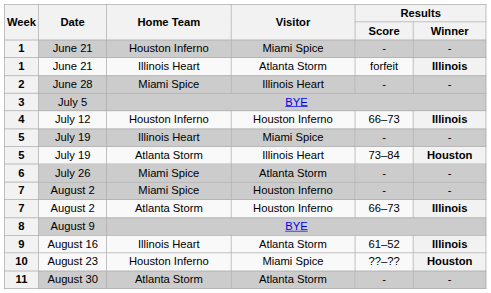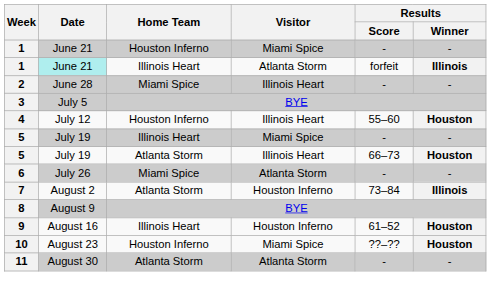(73, 66) no background -> (73, 66) paleturquoise background
(293, 119) Houston Inferno -> (293, 119) Illinois Heart
(384, 119) 66–73 -> (384, 119) 55–60
(450, 119) Illinois -> (450, 119) Houston
(384, 155) 73–84 -> (384, 155) 66–73
- row: (21, 191)
(384, 208) 66–73 -> (384, 191) 73–84
(293, 244) Atlanta Storm -> (293, 226) Houston Inferno
(450, 244) Illinois -> (450, 226) Houston
